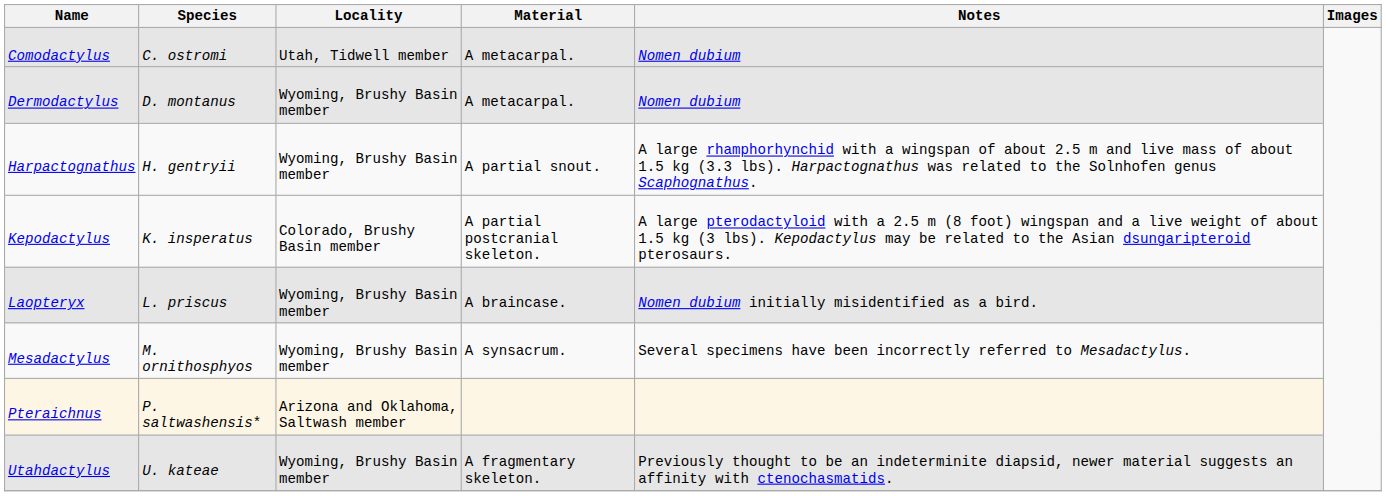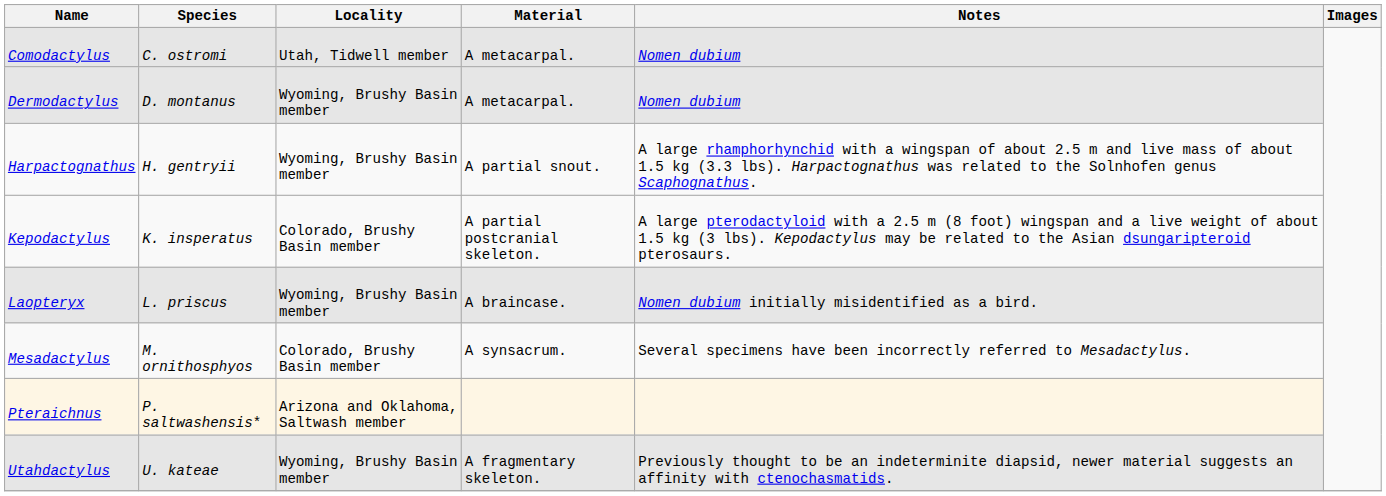(368, 359) Wyoming, Brushy Basin member -> (347, 359) Colorado, Brushy Basin member
